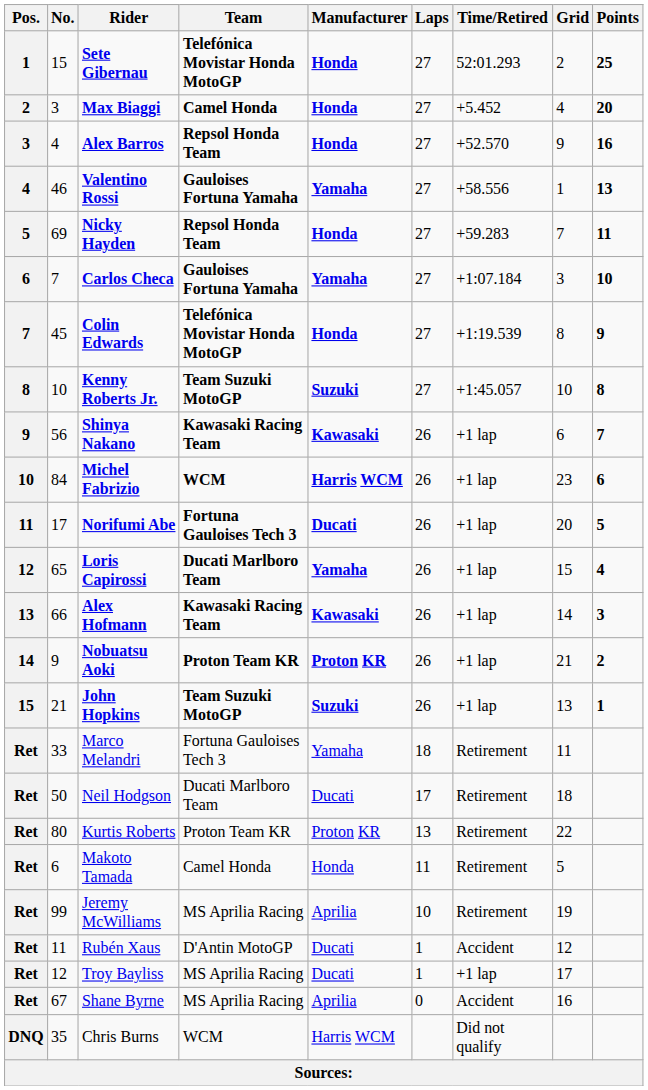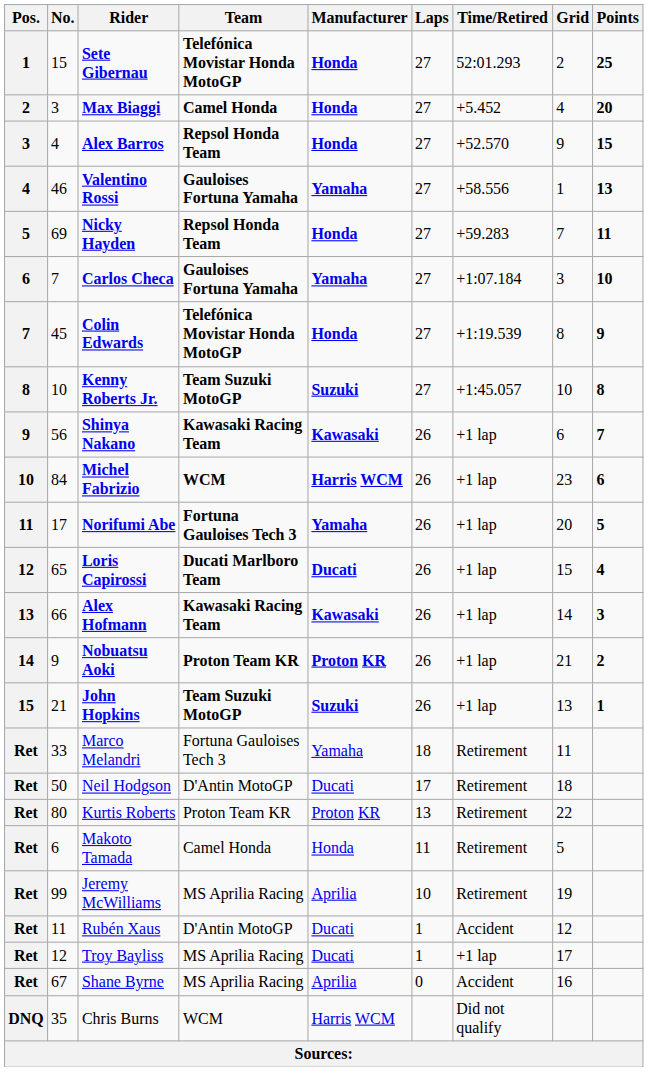(604, 144) 16 -> (604, 144) 15
(334, 524) Ducati -> (339, 524) Yamaha
(339, 569) Yamaha -> (334, 569) Ducati
(236, 795) Ducati Marlboro Team -> (238, 786) D'Antin MotoGP
